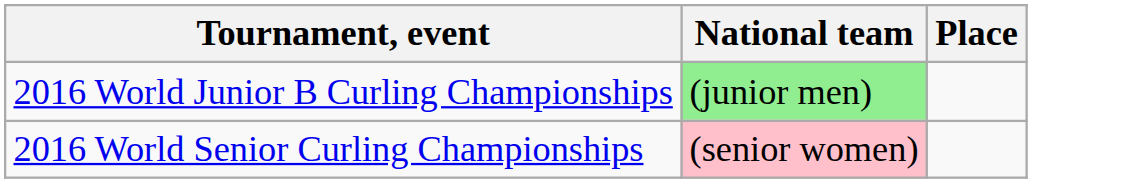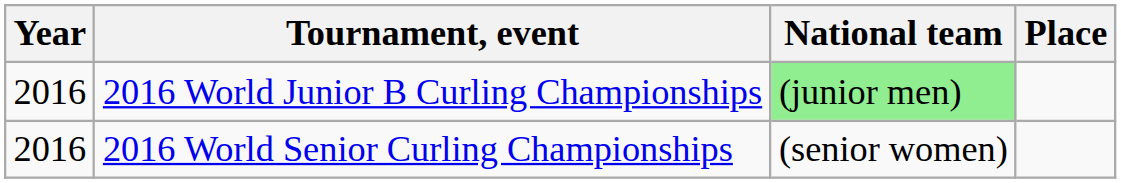+ column: (50, 33)
(804, 148) pink background -> (893, 148) no background
